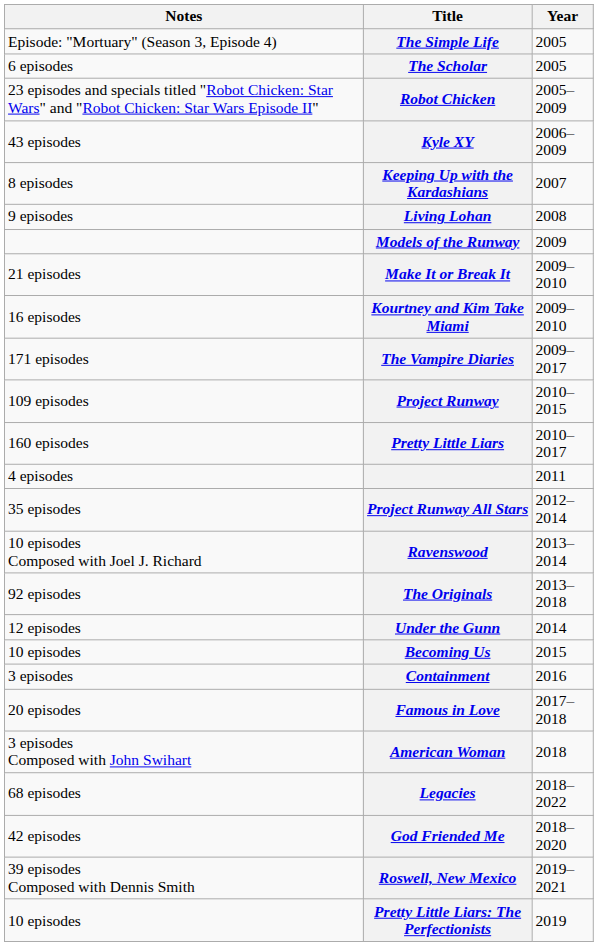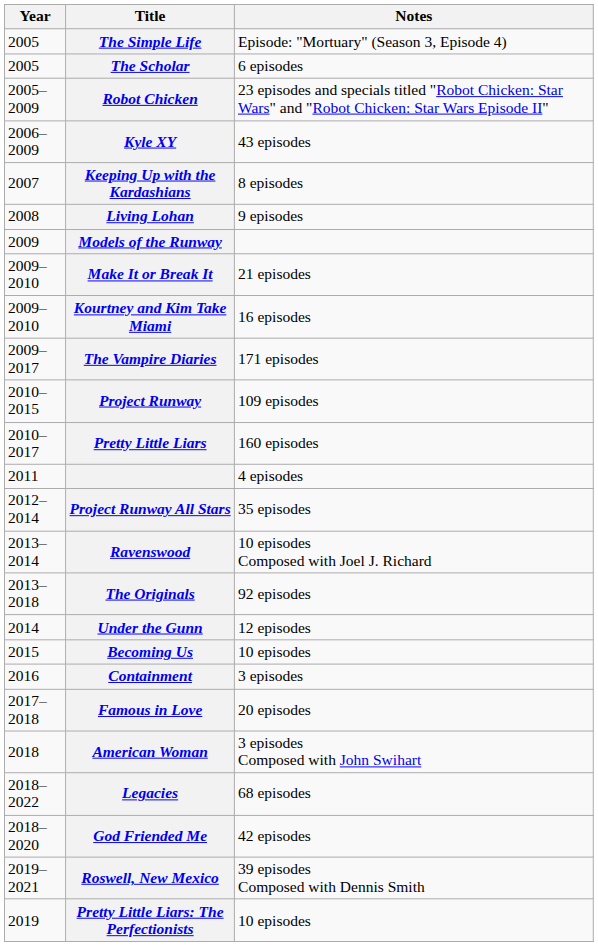columns swapped: (563, 16) <-> (184, 16)
